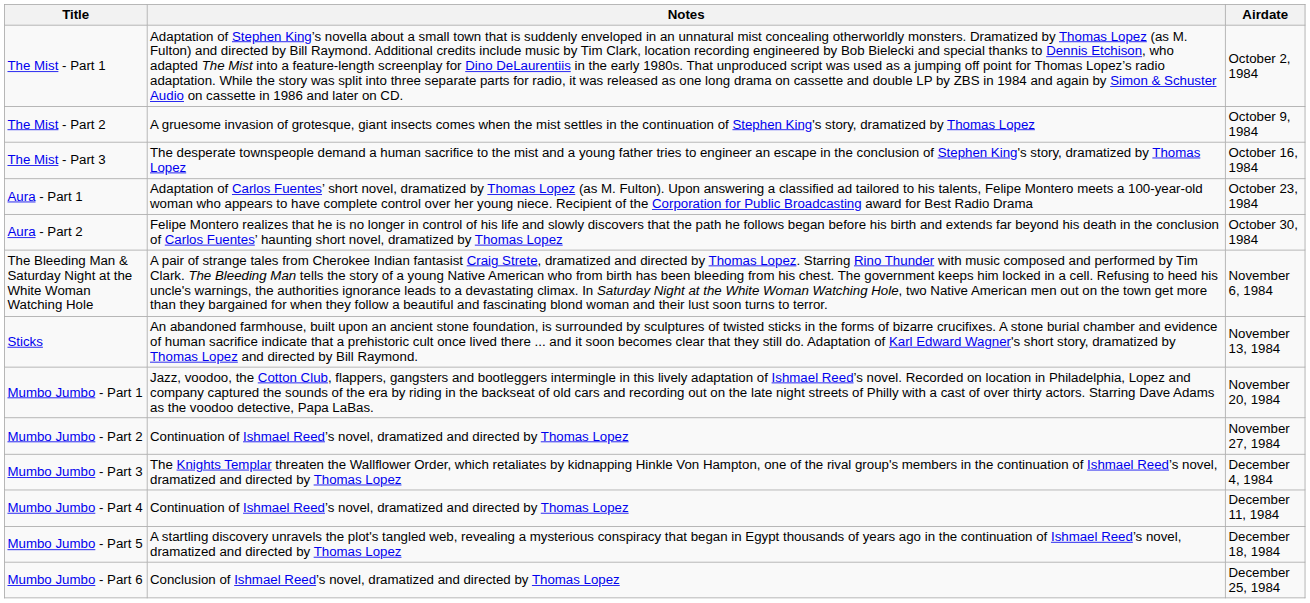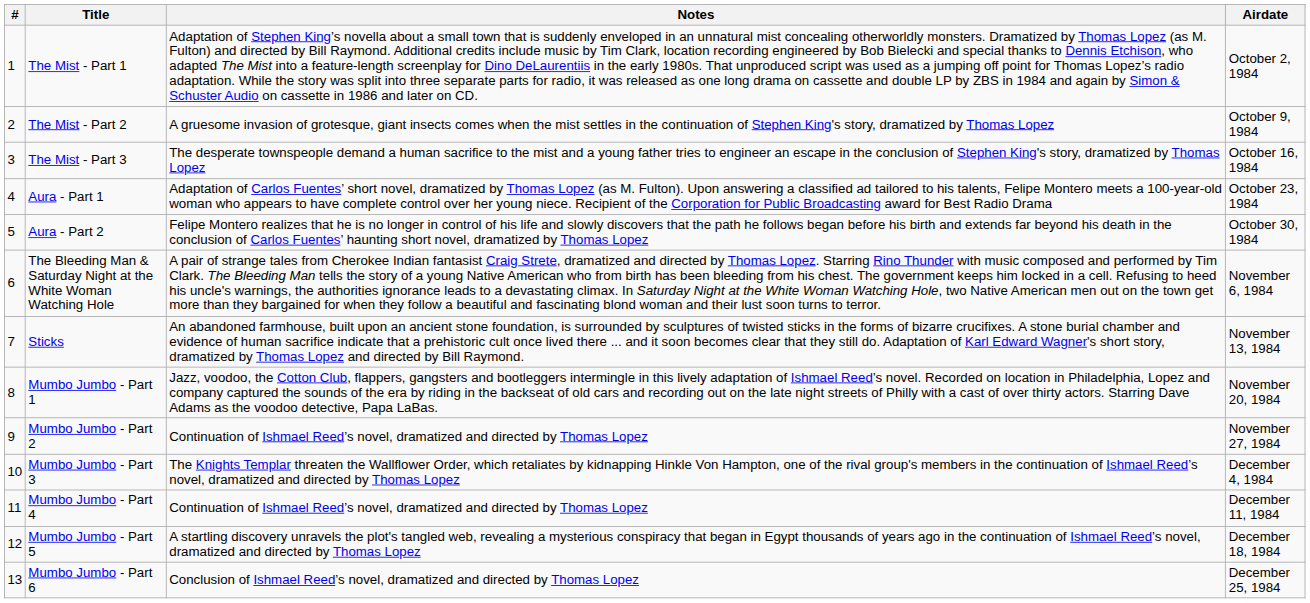+ column: (15, 15)
